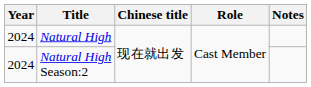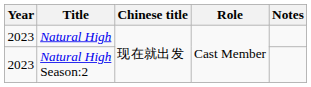(21, 36) 2024 -> (21, 36) 2023
(21, 64) 2024 -> (21, 64) 2023
